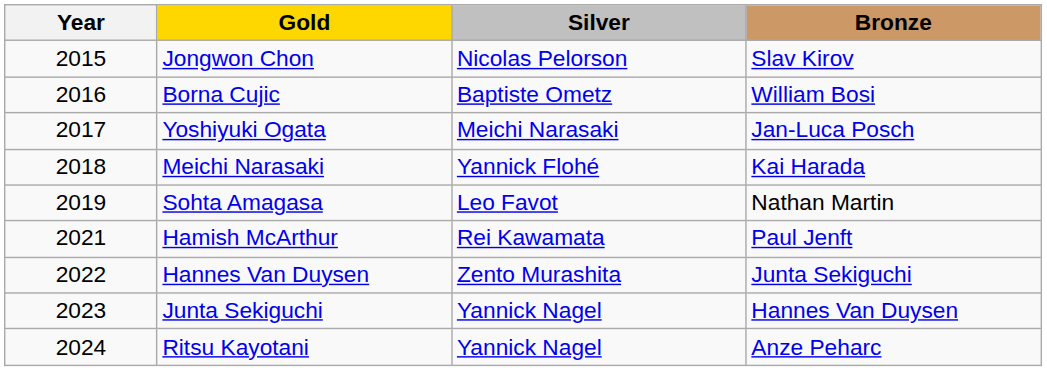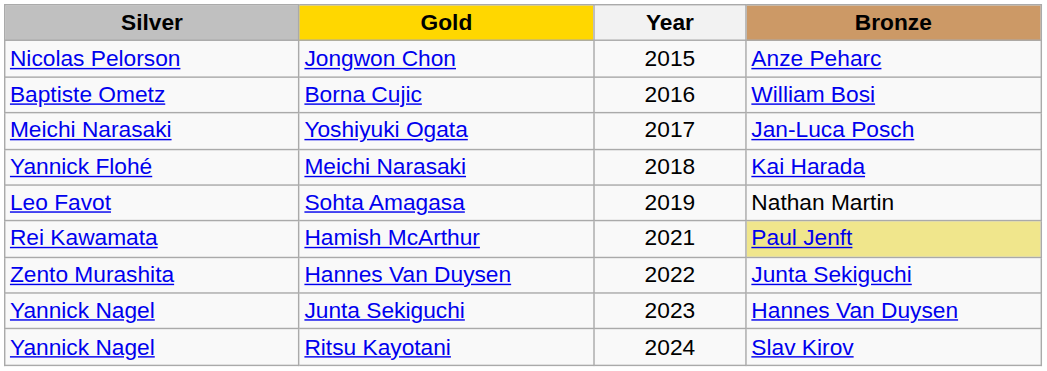columns swapped: (81, 22) <-> (599, 22)
(803, 58) Slav Kirov -> (816, 58) Anze Peharc
(802, 238) no background -> (802, 238) khaki background
(816, 346) Anze Peharc -> (803, 346) Slav Kirov
